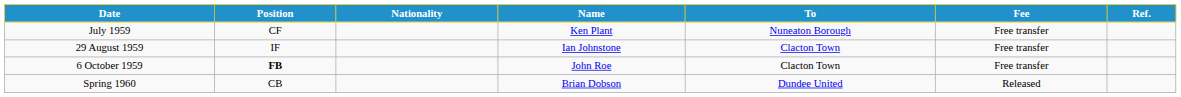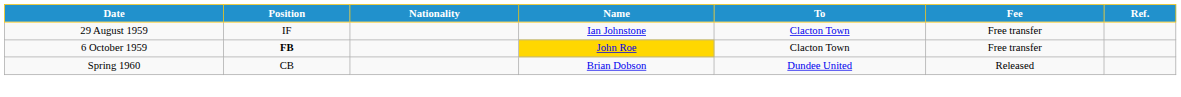- row: (110, 31)
(591, 66) no background -> (617, 48) gold background
